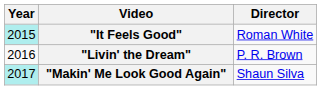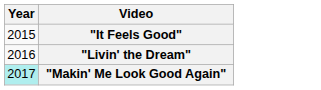- column: (275, 14)
(21, 34) paleturquoise background -> (21, 34) no background
